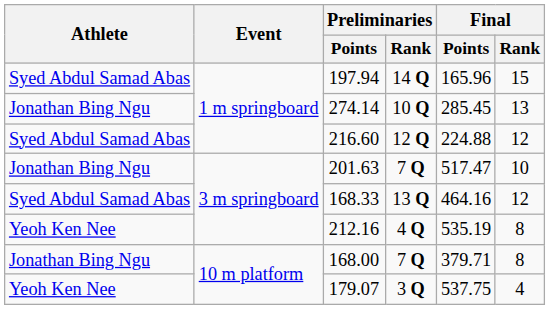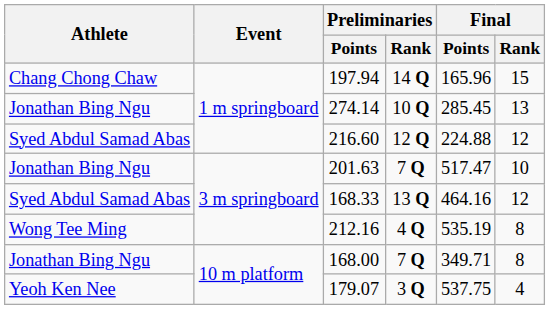(100, 78) Syed Abdul Samad Abas -> (83, 78) Chang Chong Chaw
(62, 229) Yeoh Ken Nee -> (68, 229) Wong Tee Ming
(466, 259) 379.71 -> (466, 259) 349.71
